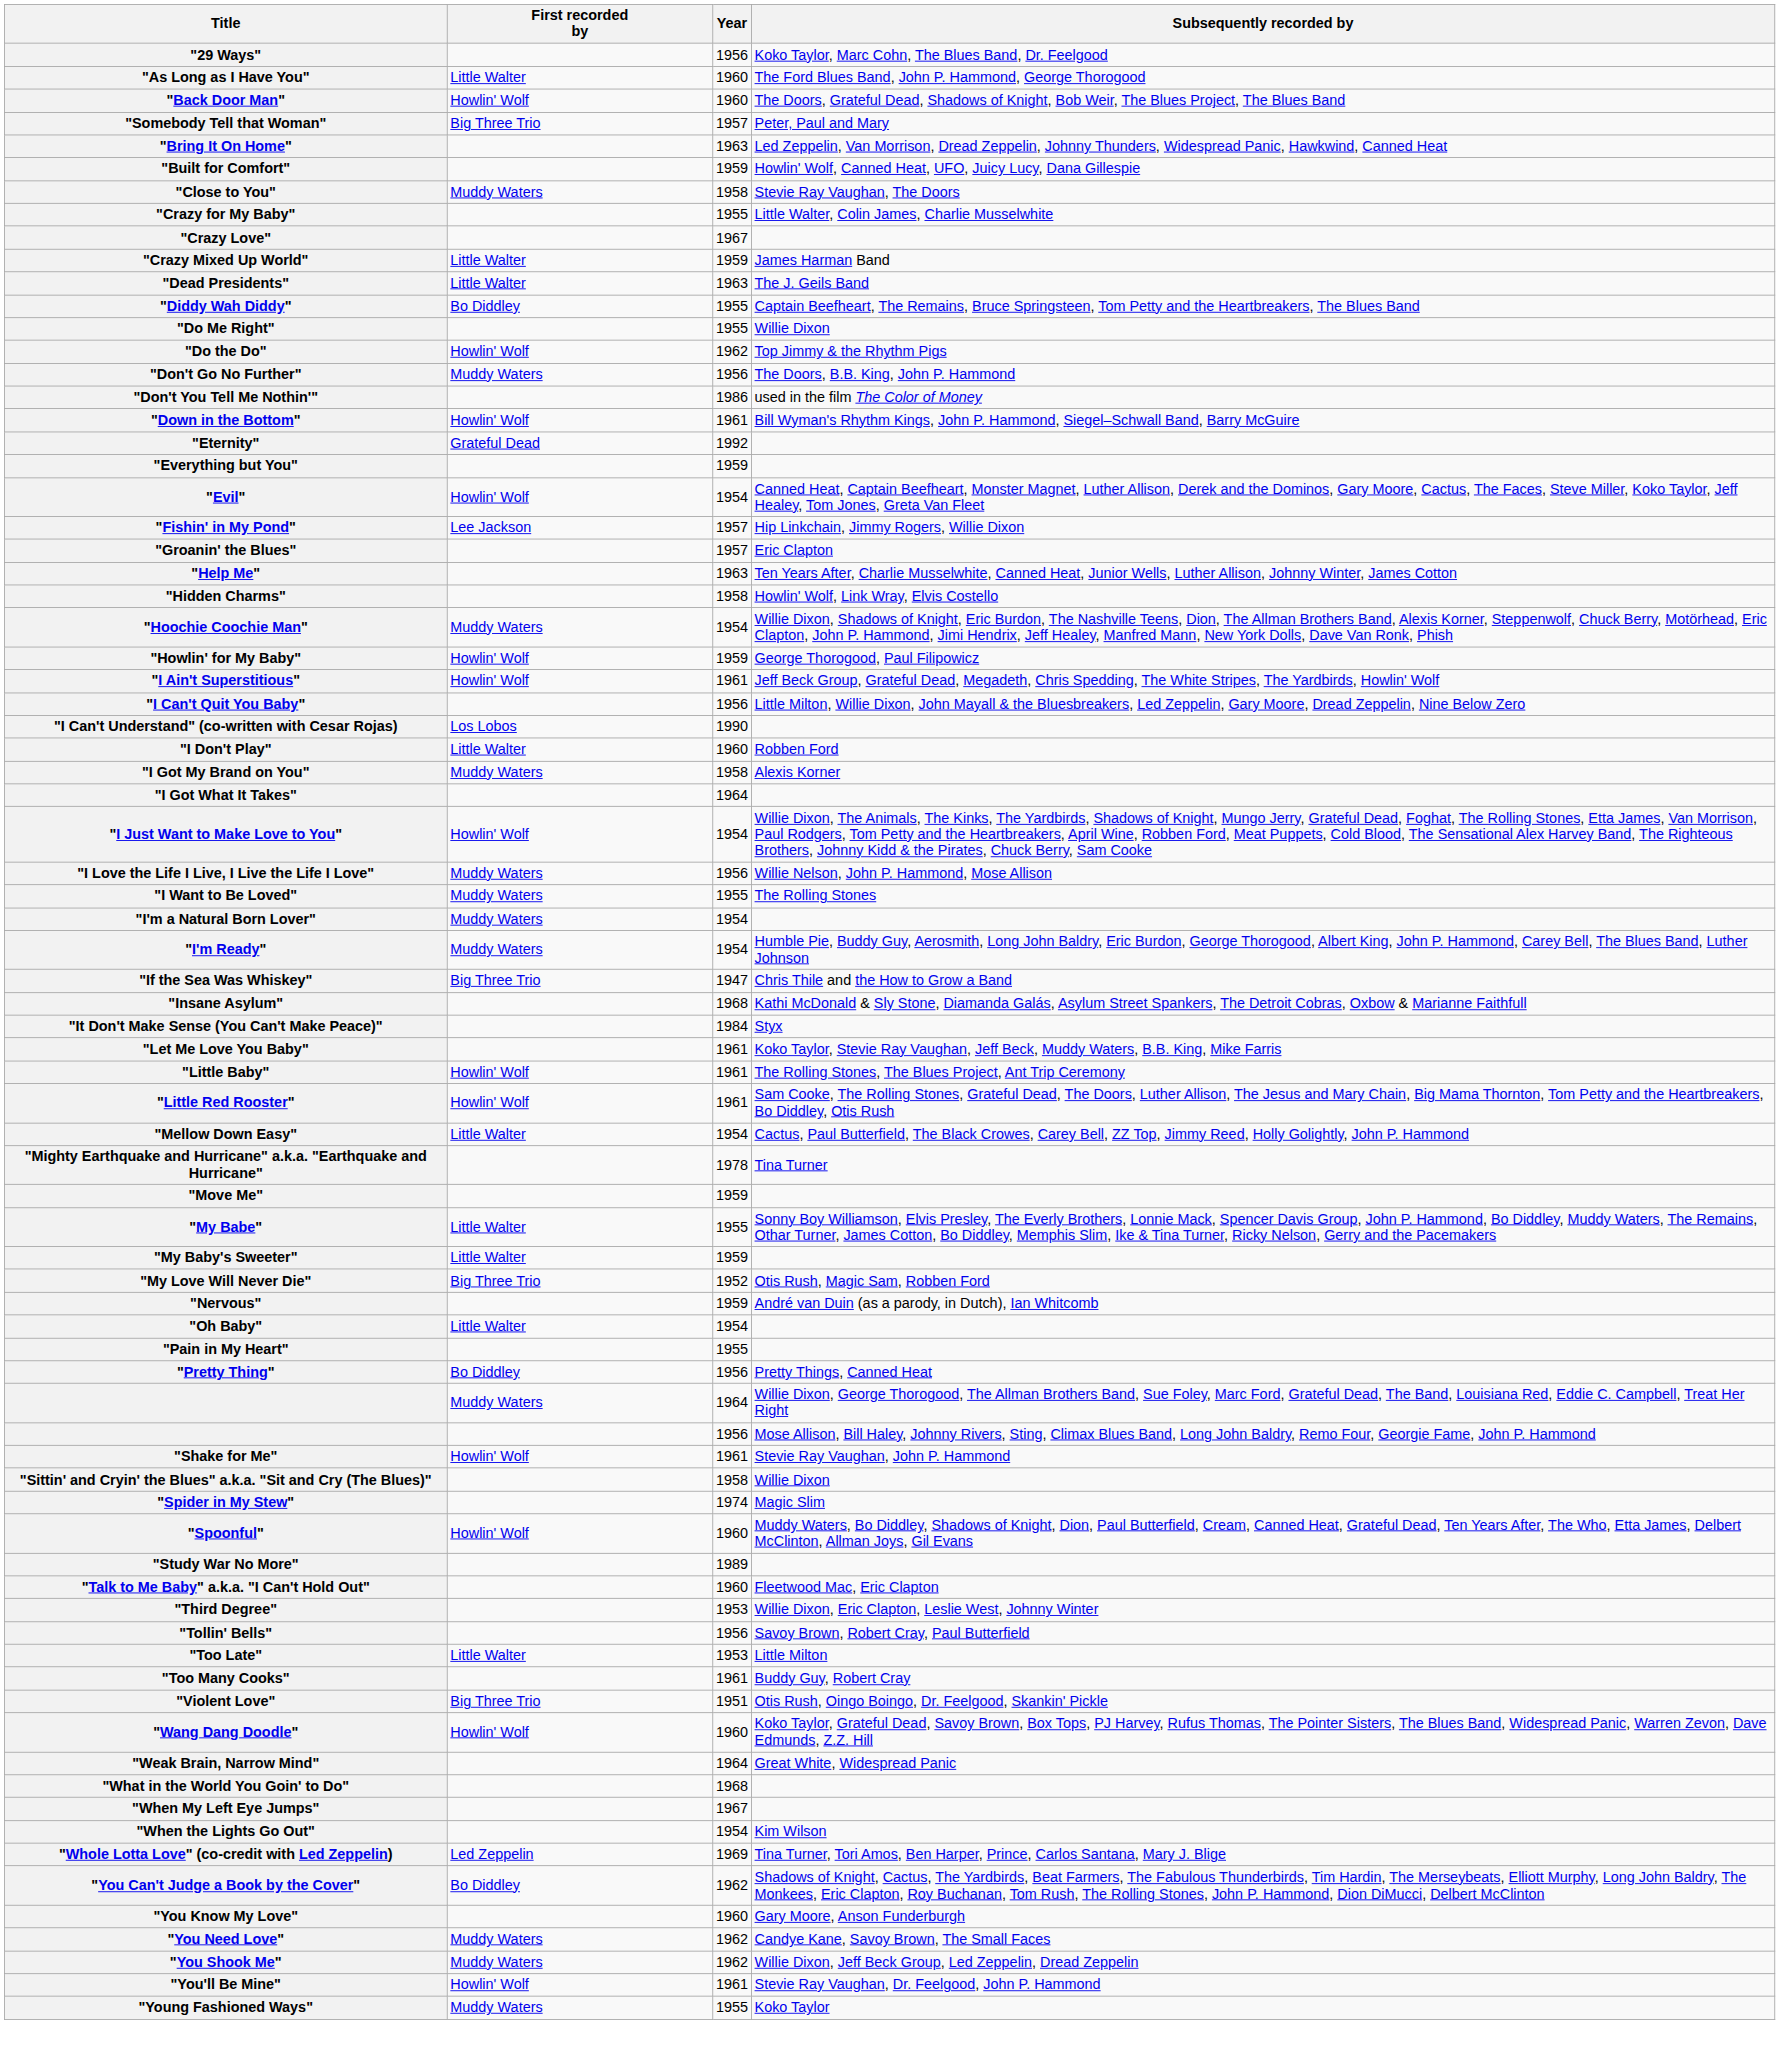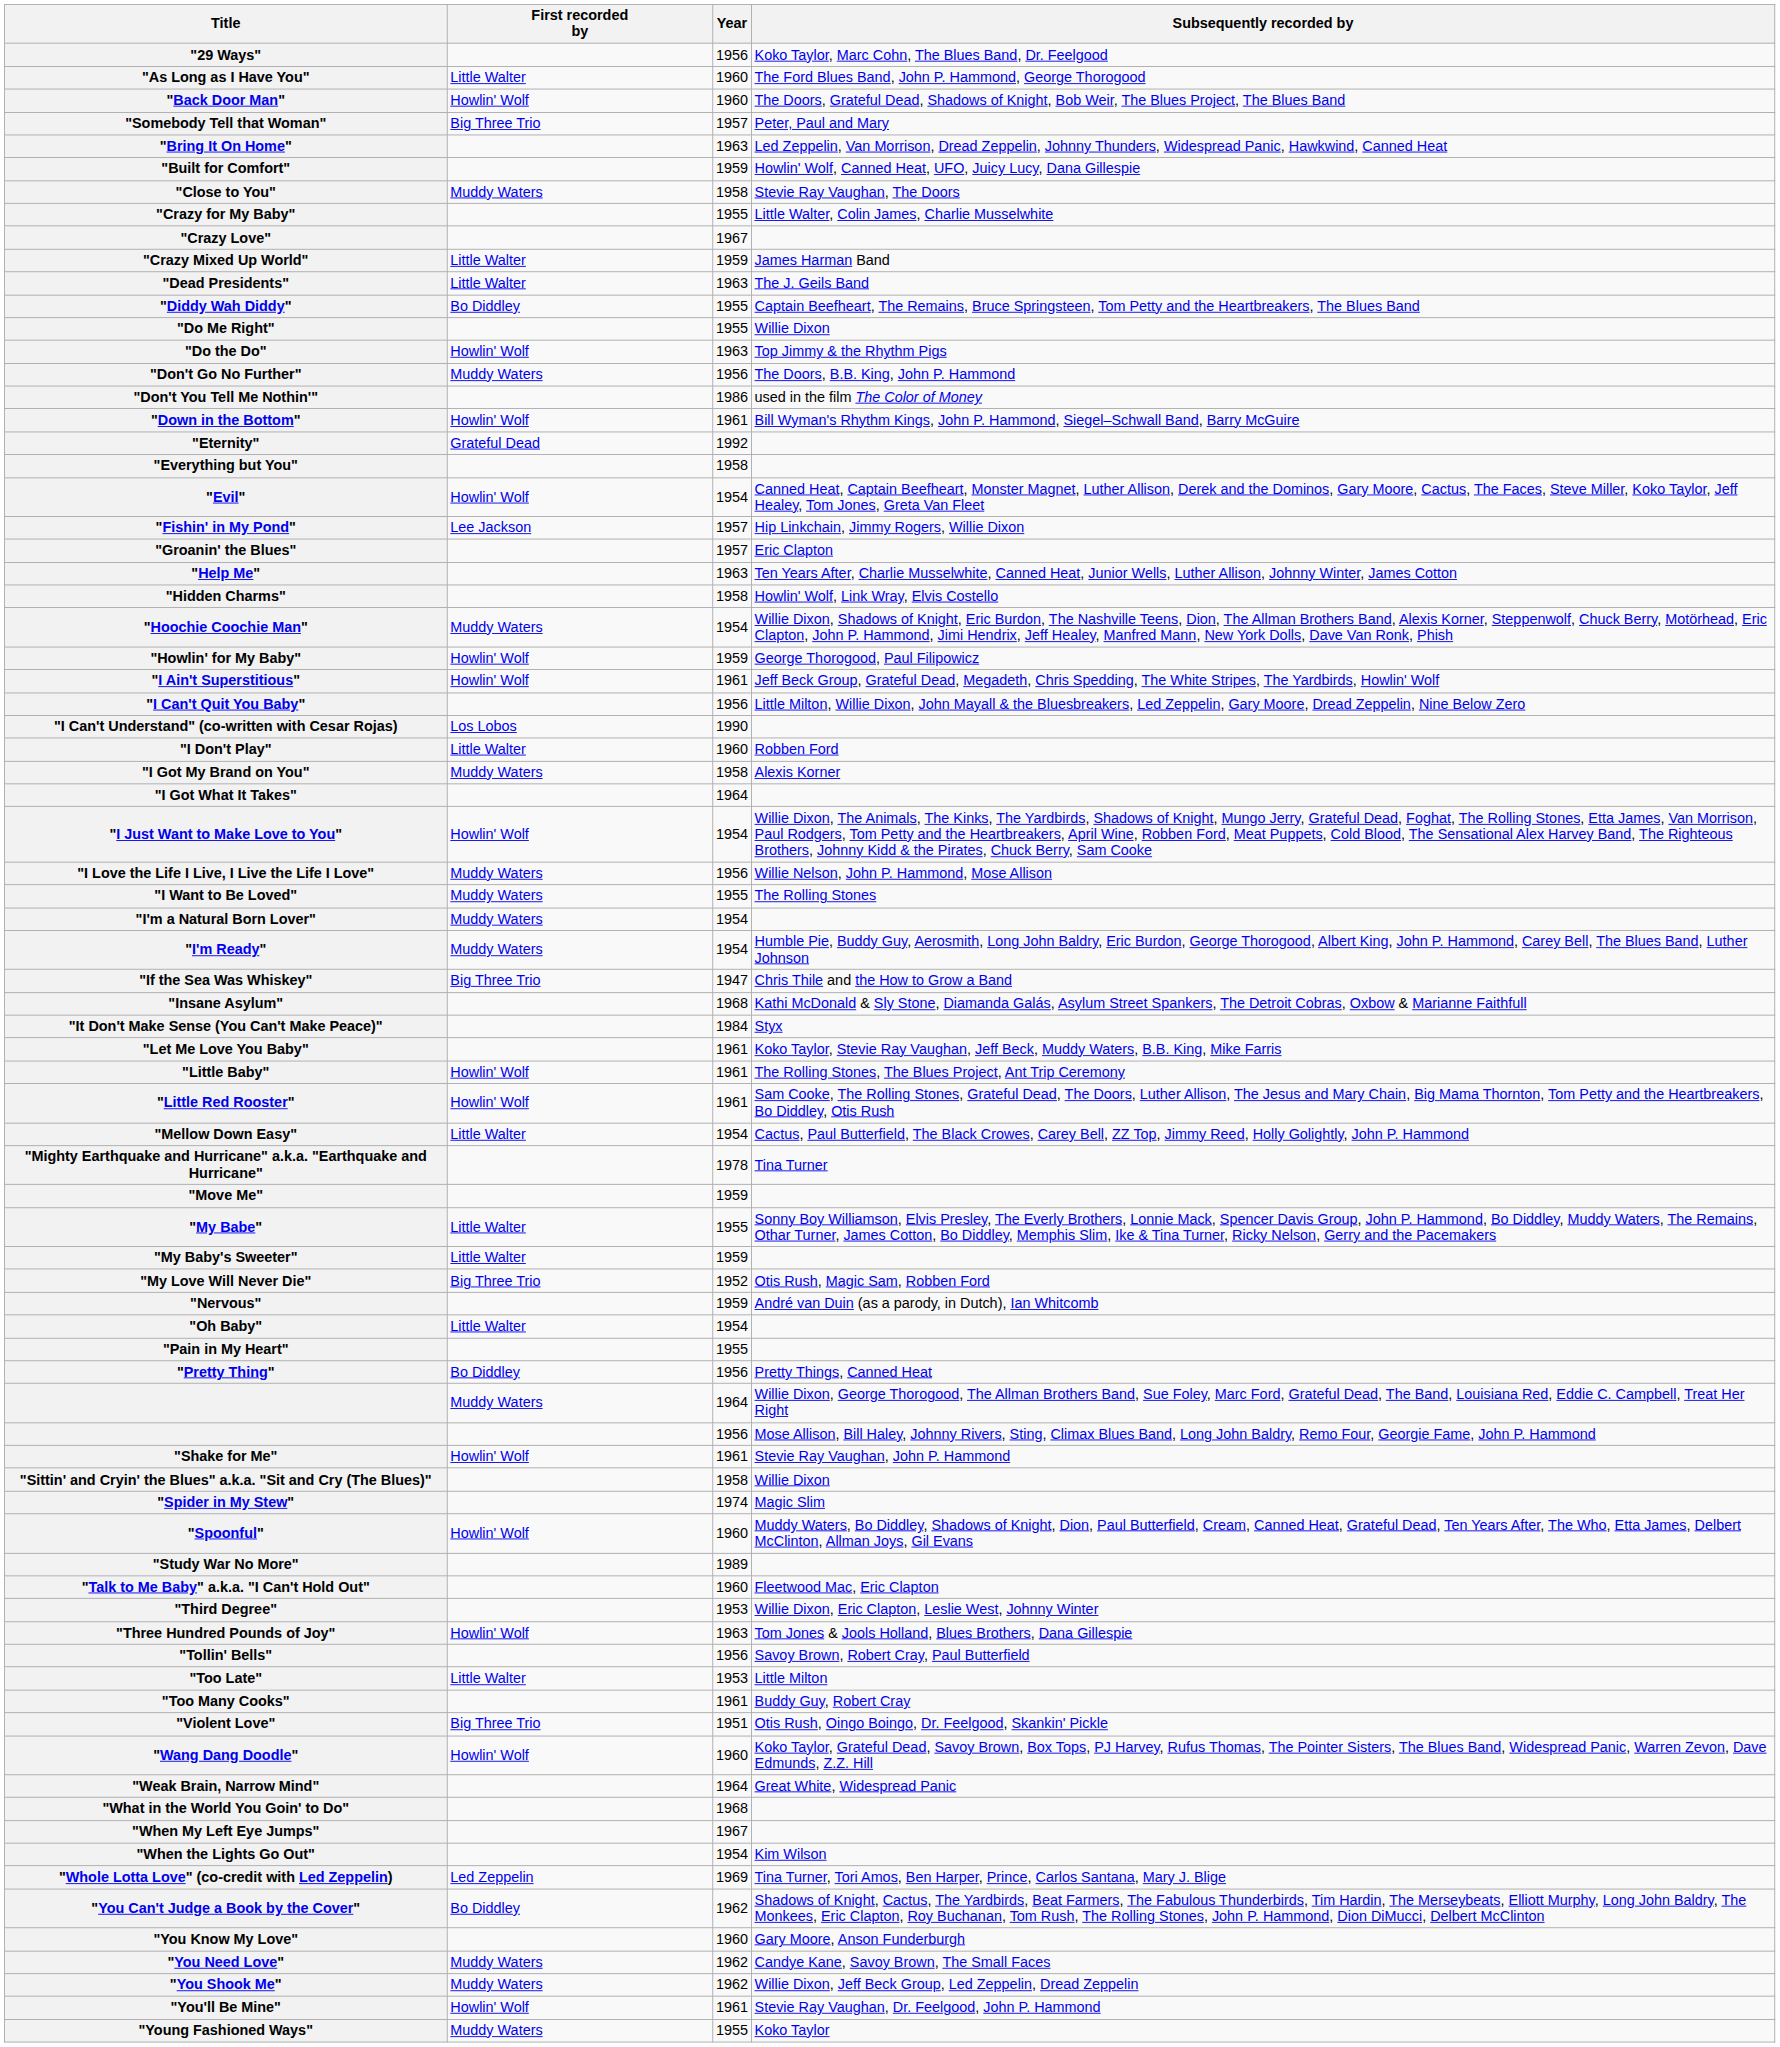(732, 351) 1962 -> (732, 351) 1963
(732, 466) 1959 -> (732, 466) 1958
+ row: (226, 1632)
